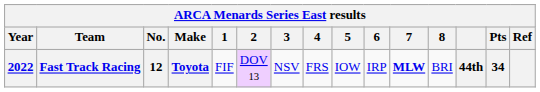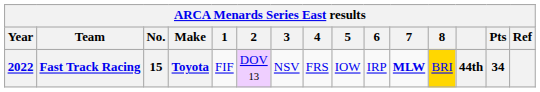(156, 68) 12 -> (156, 68) 15
(442, 68) no background -> (442, 68) gold background
